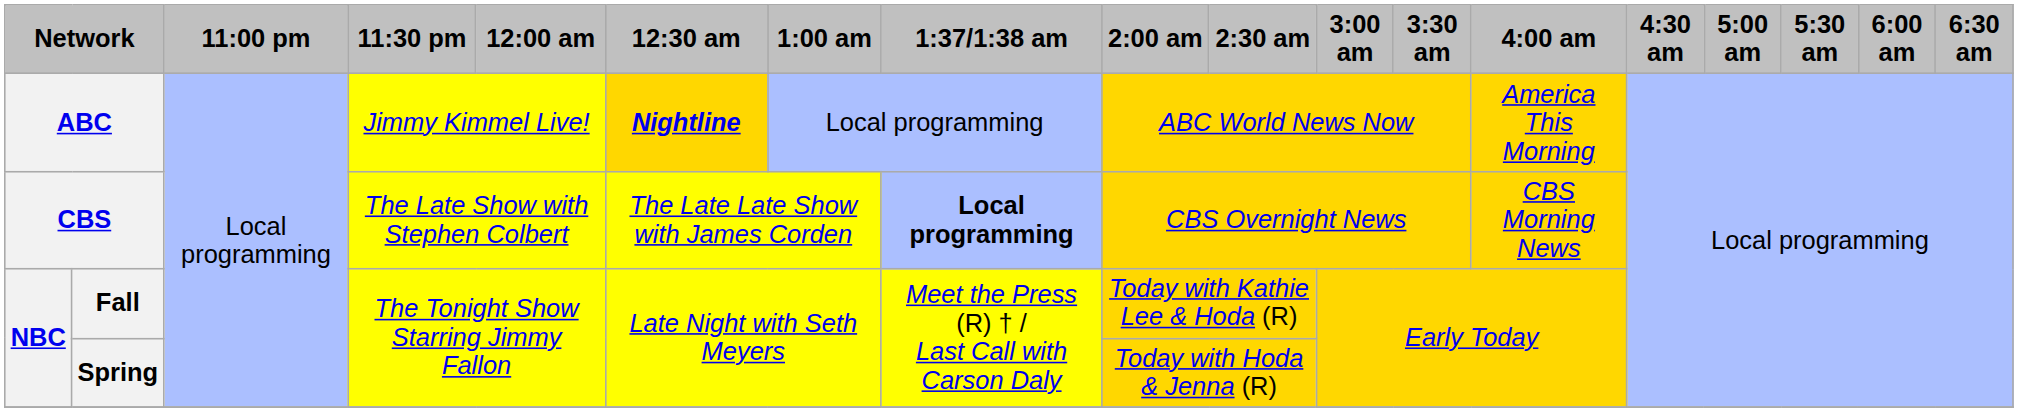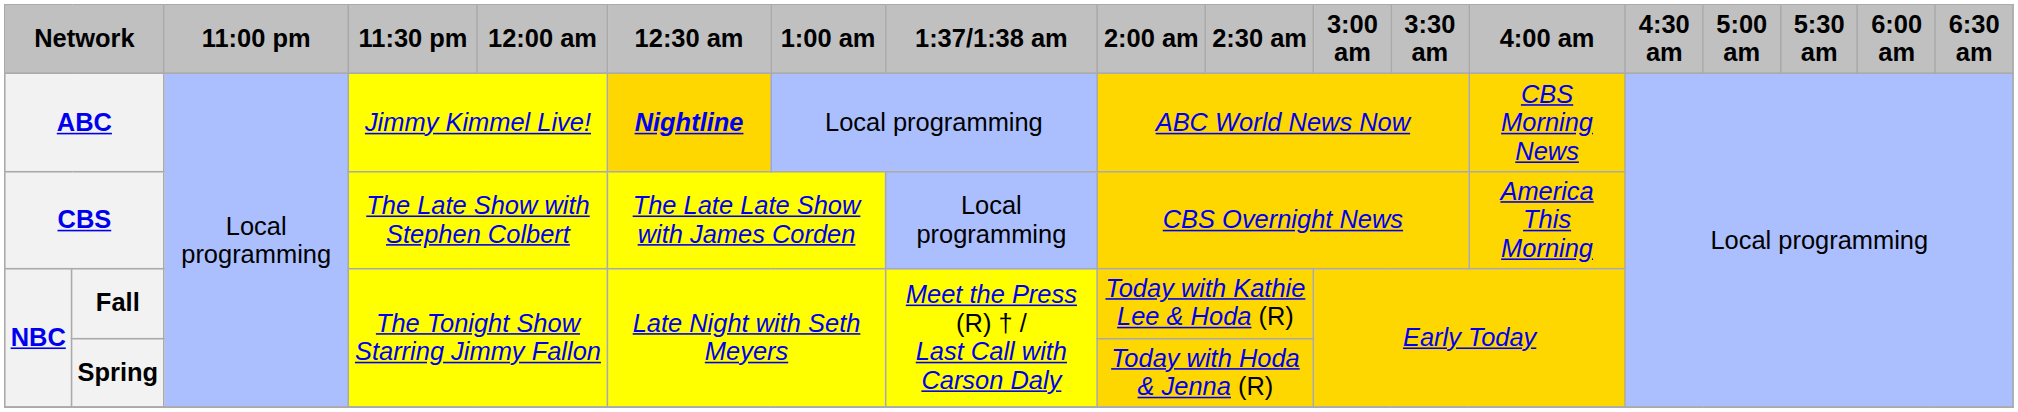(1549, 122) America This Morning -> (1547, 122) CBS Morning News
(992, 219) bold -> (991, 219) normal
(1549, 219) CBS Morning News -> (1547, 219) America This Morning
